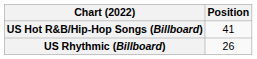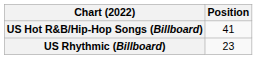(228, 46) 26 -> (228, 46) 23
